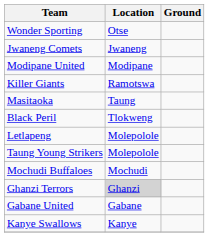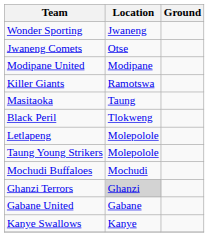(118, 30) Otse -> (127, 30) Jwaneng
(127, 48) Jwaneng -> (118, 48) Otse
